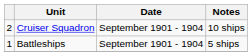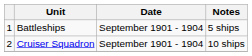rows swapped: (41, 43) <-> (56, 28)
